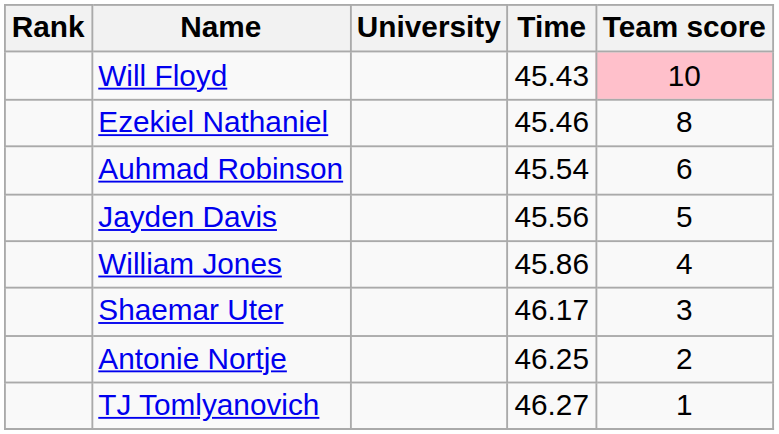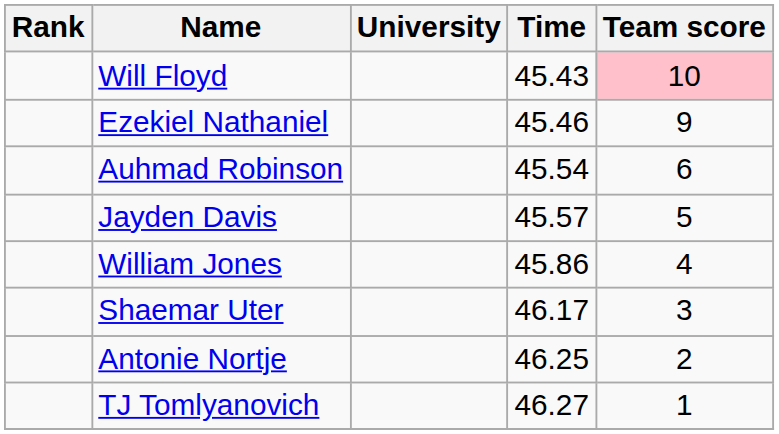(684, 122) 8 -> (684, 122) 9
(552, 216) 45.56 -> (552, 216) 45.57
